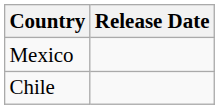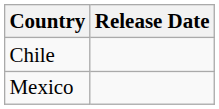rows swapped: (32, 87) <-> (41, 54)
